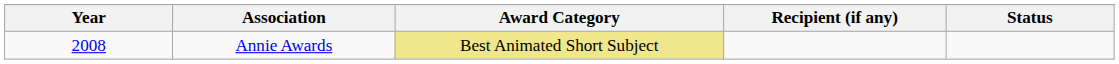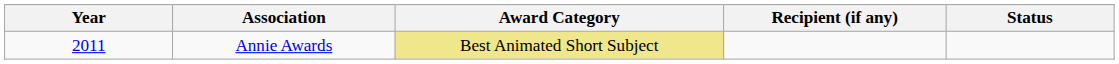(89, 45) 2008 -> (89, 45) 2011
